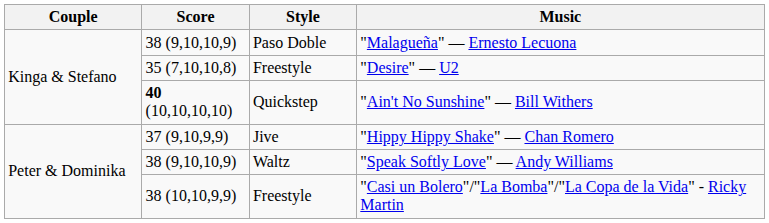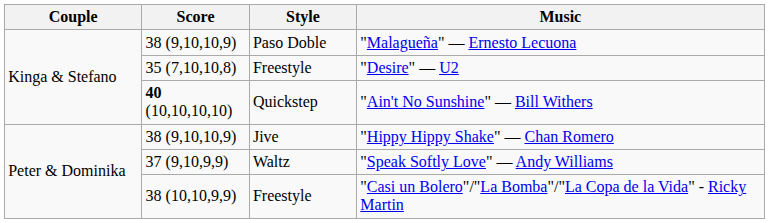(187, 136) 37 (9,10,9,9) -> (191, 136) 38 (9,10,10,9)
(191, 162) 38 (9,10,10,9) -> (187, 162) 37 (9,10,9,9)
